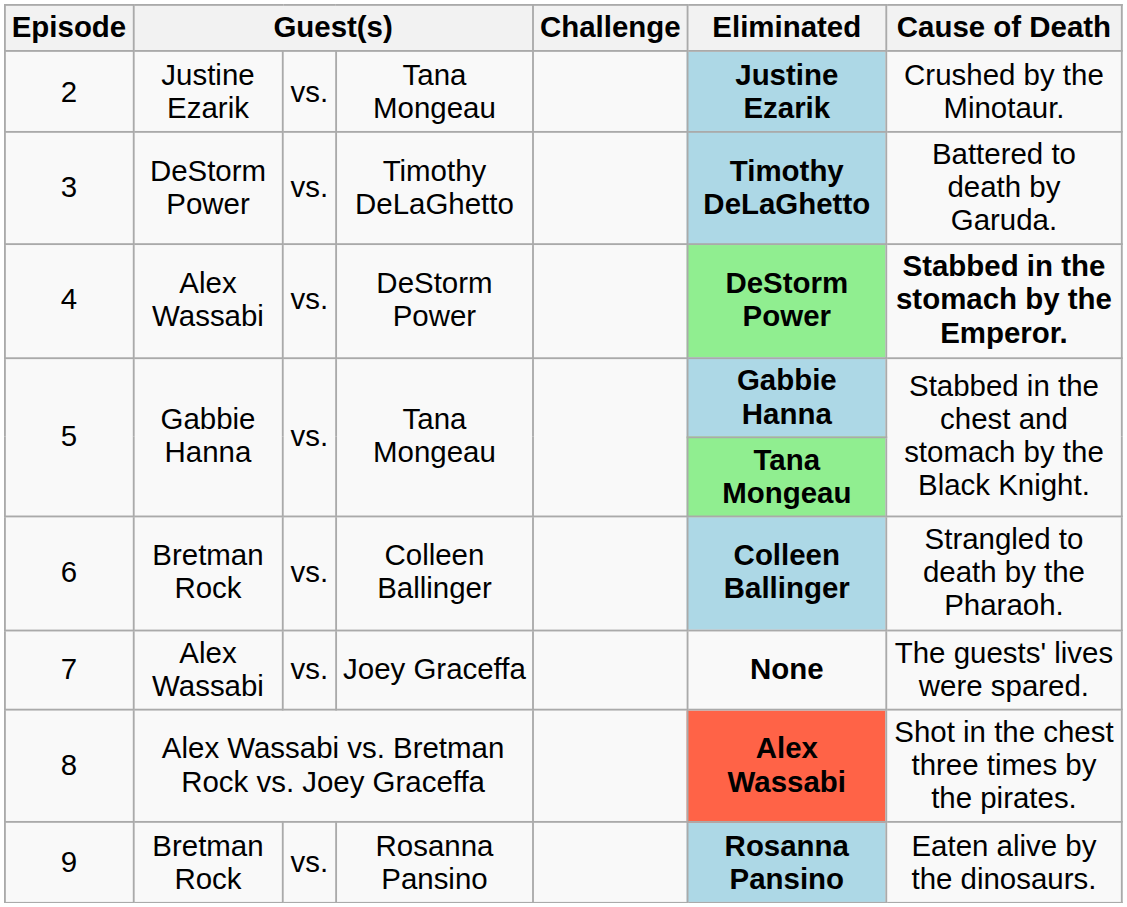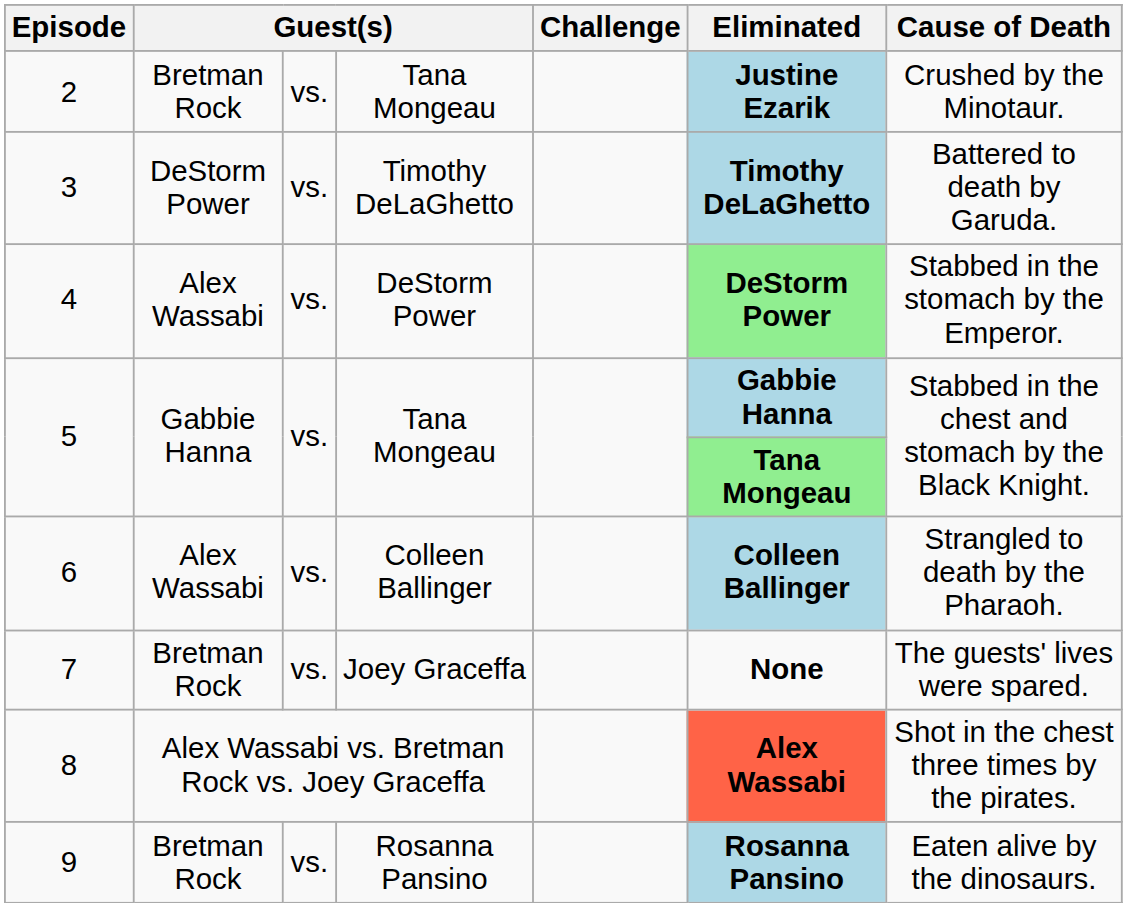(208, 91) Justine Ezarik -> (208, 91) Bretman Rock
(1004, 300) bold -> (1004, 300) normal
(208, 572) Bretman Rock -> (208, 572) Alex Wassabi
(208, 669) Alex Wassabi -> (208, 669) Bretman Rock
